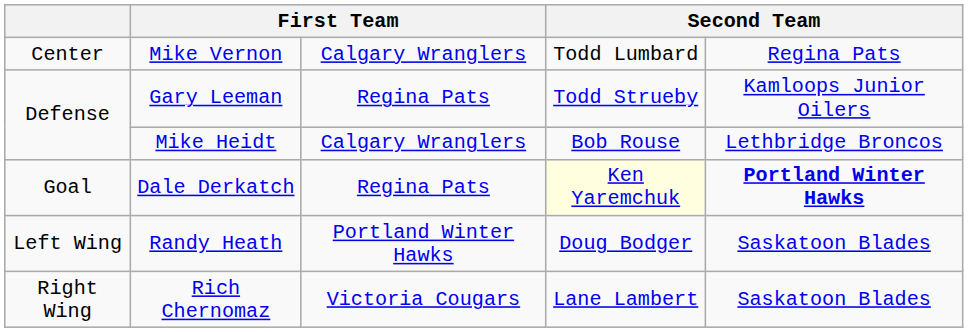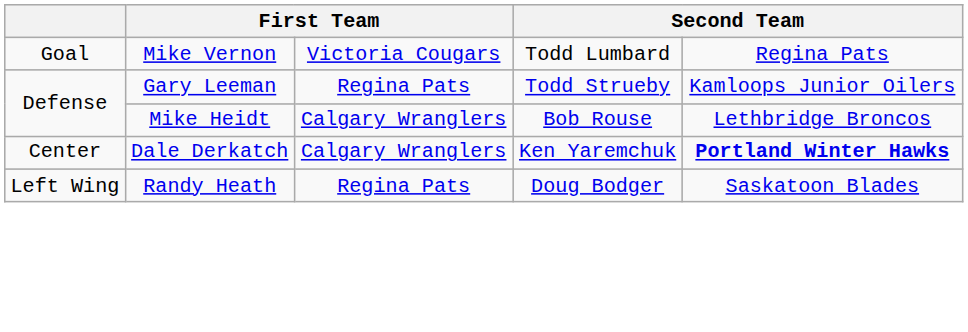(68, 54) Center -> (65, 54) Goal
(423, 54) Calgary Wranglers -> (404, 54) Victoria Cougars
(68, 187) Goal -> (65, 153) Center
(423, 187) Regina Pats -> (404, 153) Calgary Wranglers
(626, 187) lightyellow background -> (598, 153) no background
(423, 244) Portland Winter Hawks -> (404, 185) Regina Pats
- row: (216, 300)
